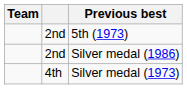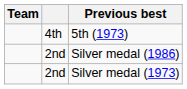(55, 34) 2nd -> (53, 34) 4th
(53, 73) 4th -> (55, 73) 2nd
